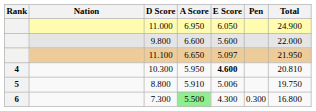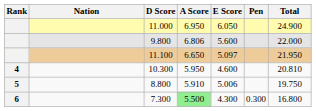(194, 40) 6.600 -> (194, 40) 6.806
(227, 69) bold -> (227, 69) normal
